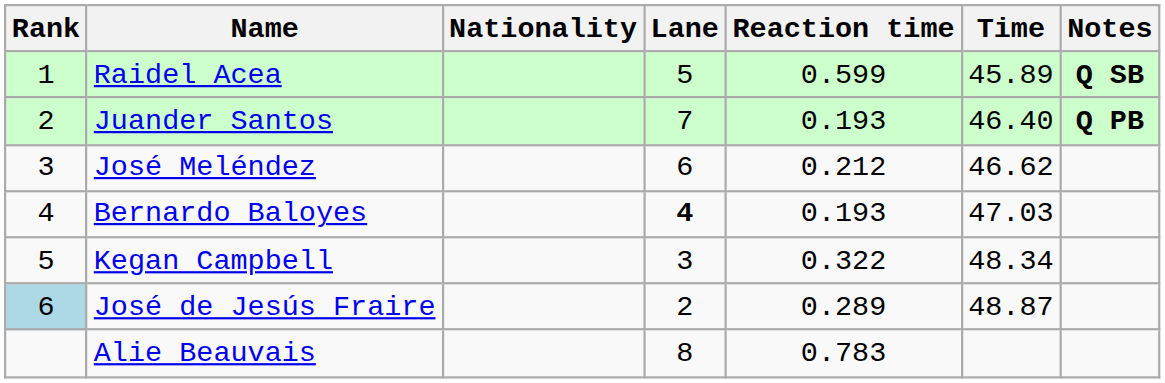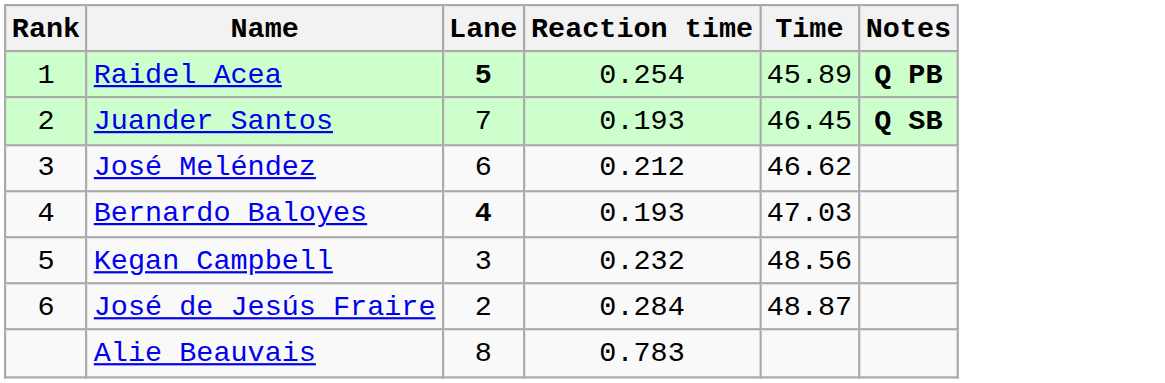- column: (543, 28)
(685, 75) normal -> (483, 75) bold
(844, 75) 0.599 -> (642, 75) 0.254
(1110, 75) Q SB -> (908, 75) Q PB
(1011, 121) 46.40 -> (809, 121) 46.45
(1110, 121) Q PB -> (908, 121) Q SB
(844, 260) 0.322 -> (642, 260) 0.232
(1011, 260) 48.34 -> (809, 260) 48.56
(46, 307) lightblue background -> (46, 307) no background
(844, 307) 0.289 -> (642, 307) 0.284
